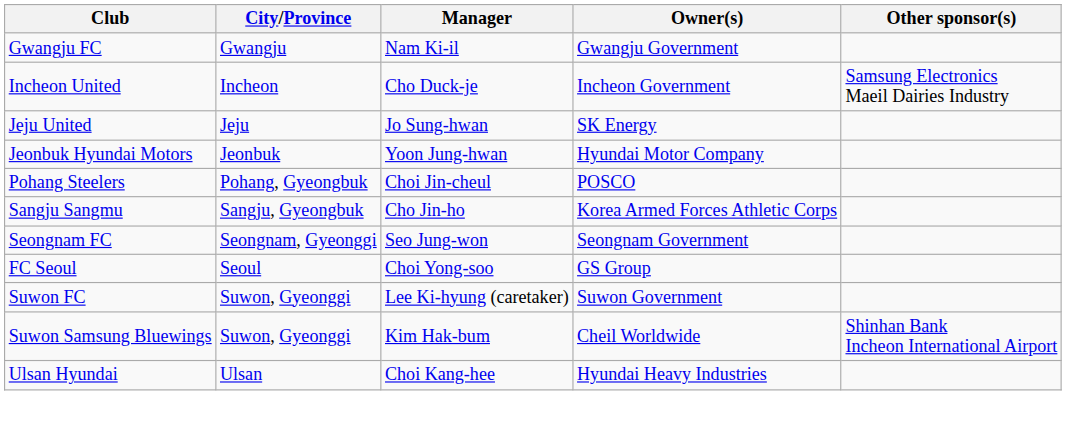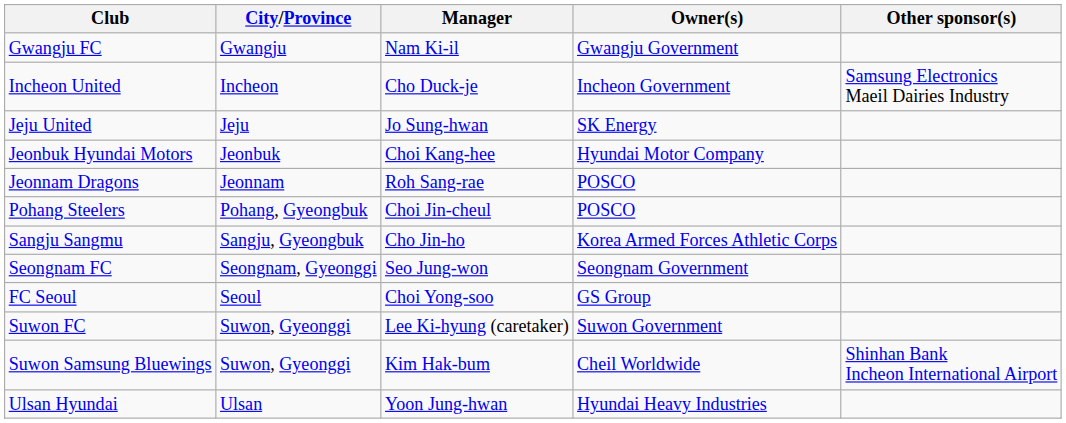(446, 153) Yoon Jung-hwan -> (440, 153) Choi Kang-hee
+ row: (74, 182)
(440, 374) Choi Kang-hee -> (446, 403) Yoon Jung-hwan
